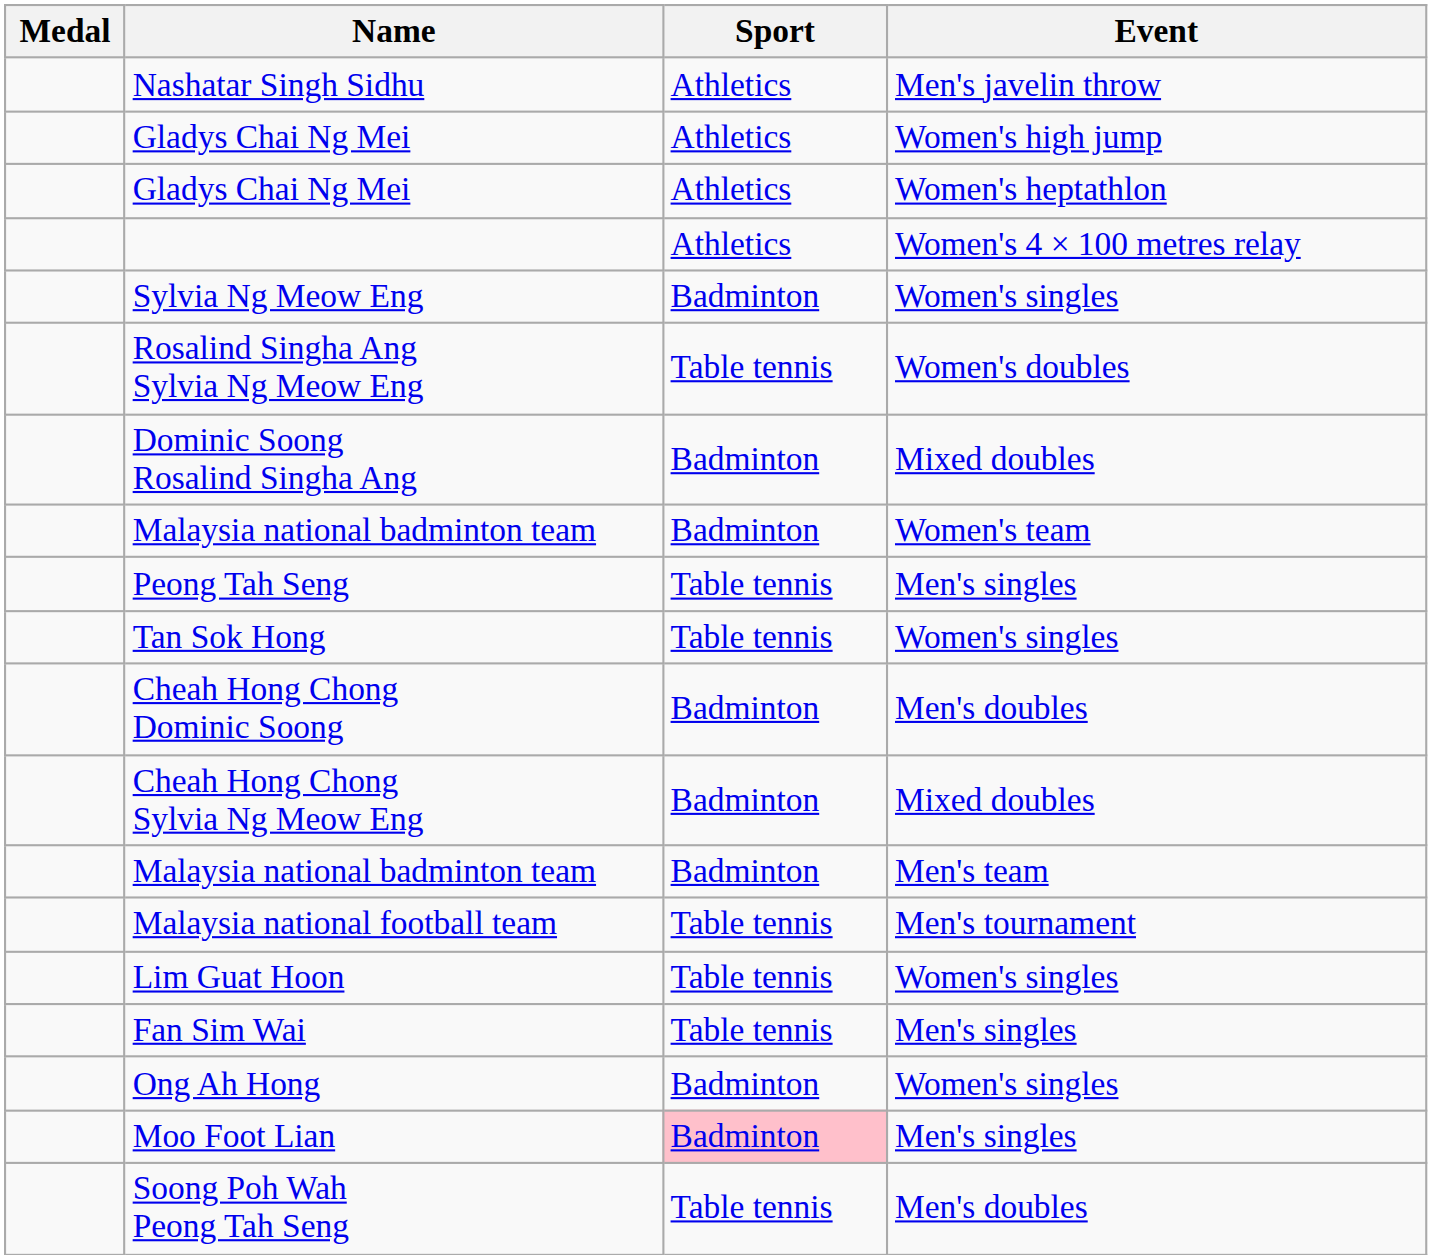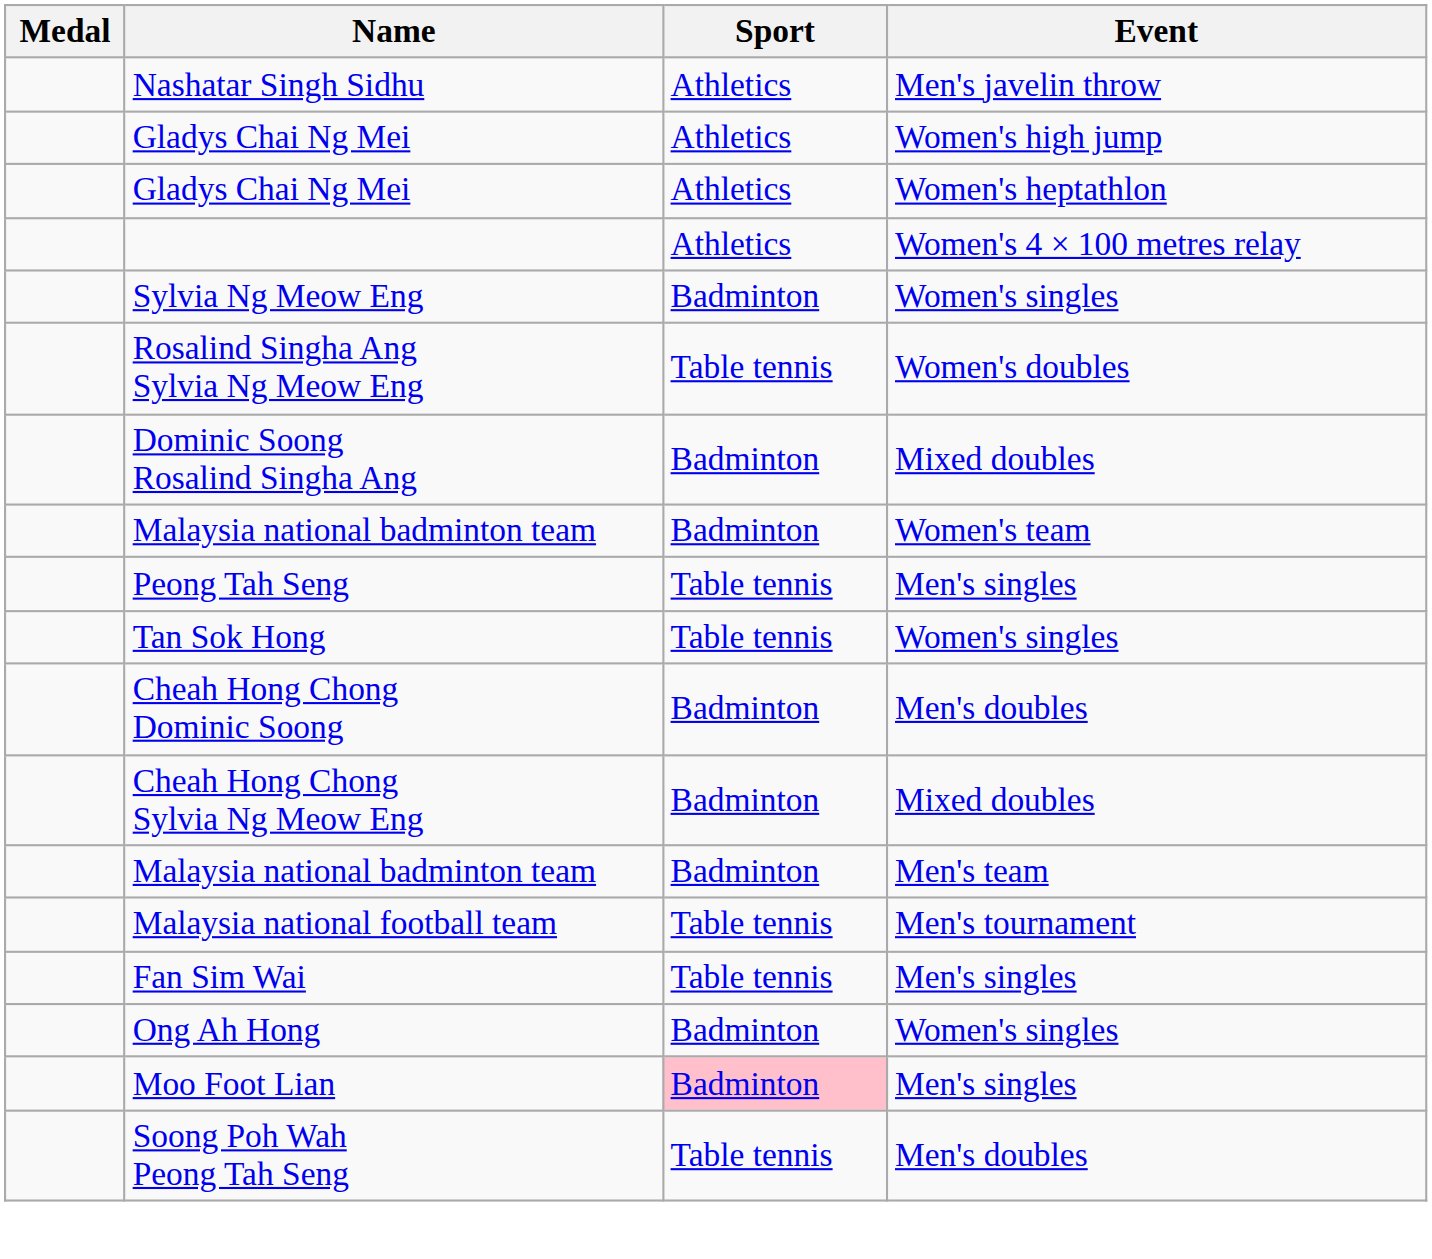- row: (239, 977)
